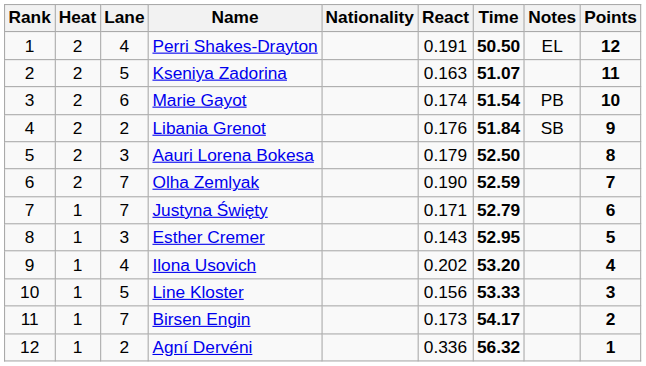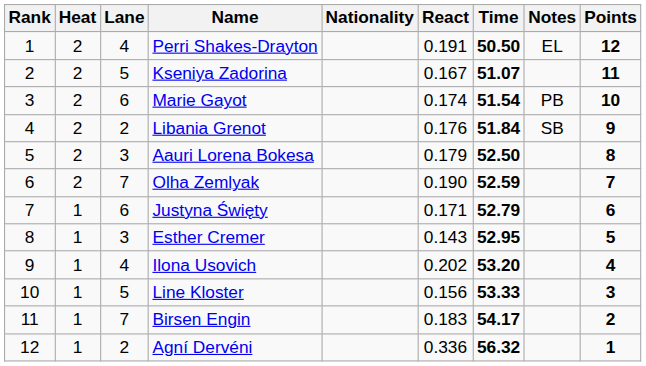(445, 73) 0.163 -> (445, 73) 0.167
(124, 210) 7 -> (124, 210) 6
(445, 319) 0.173 -> (445, 319) 0.183
